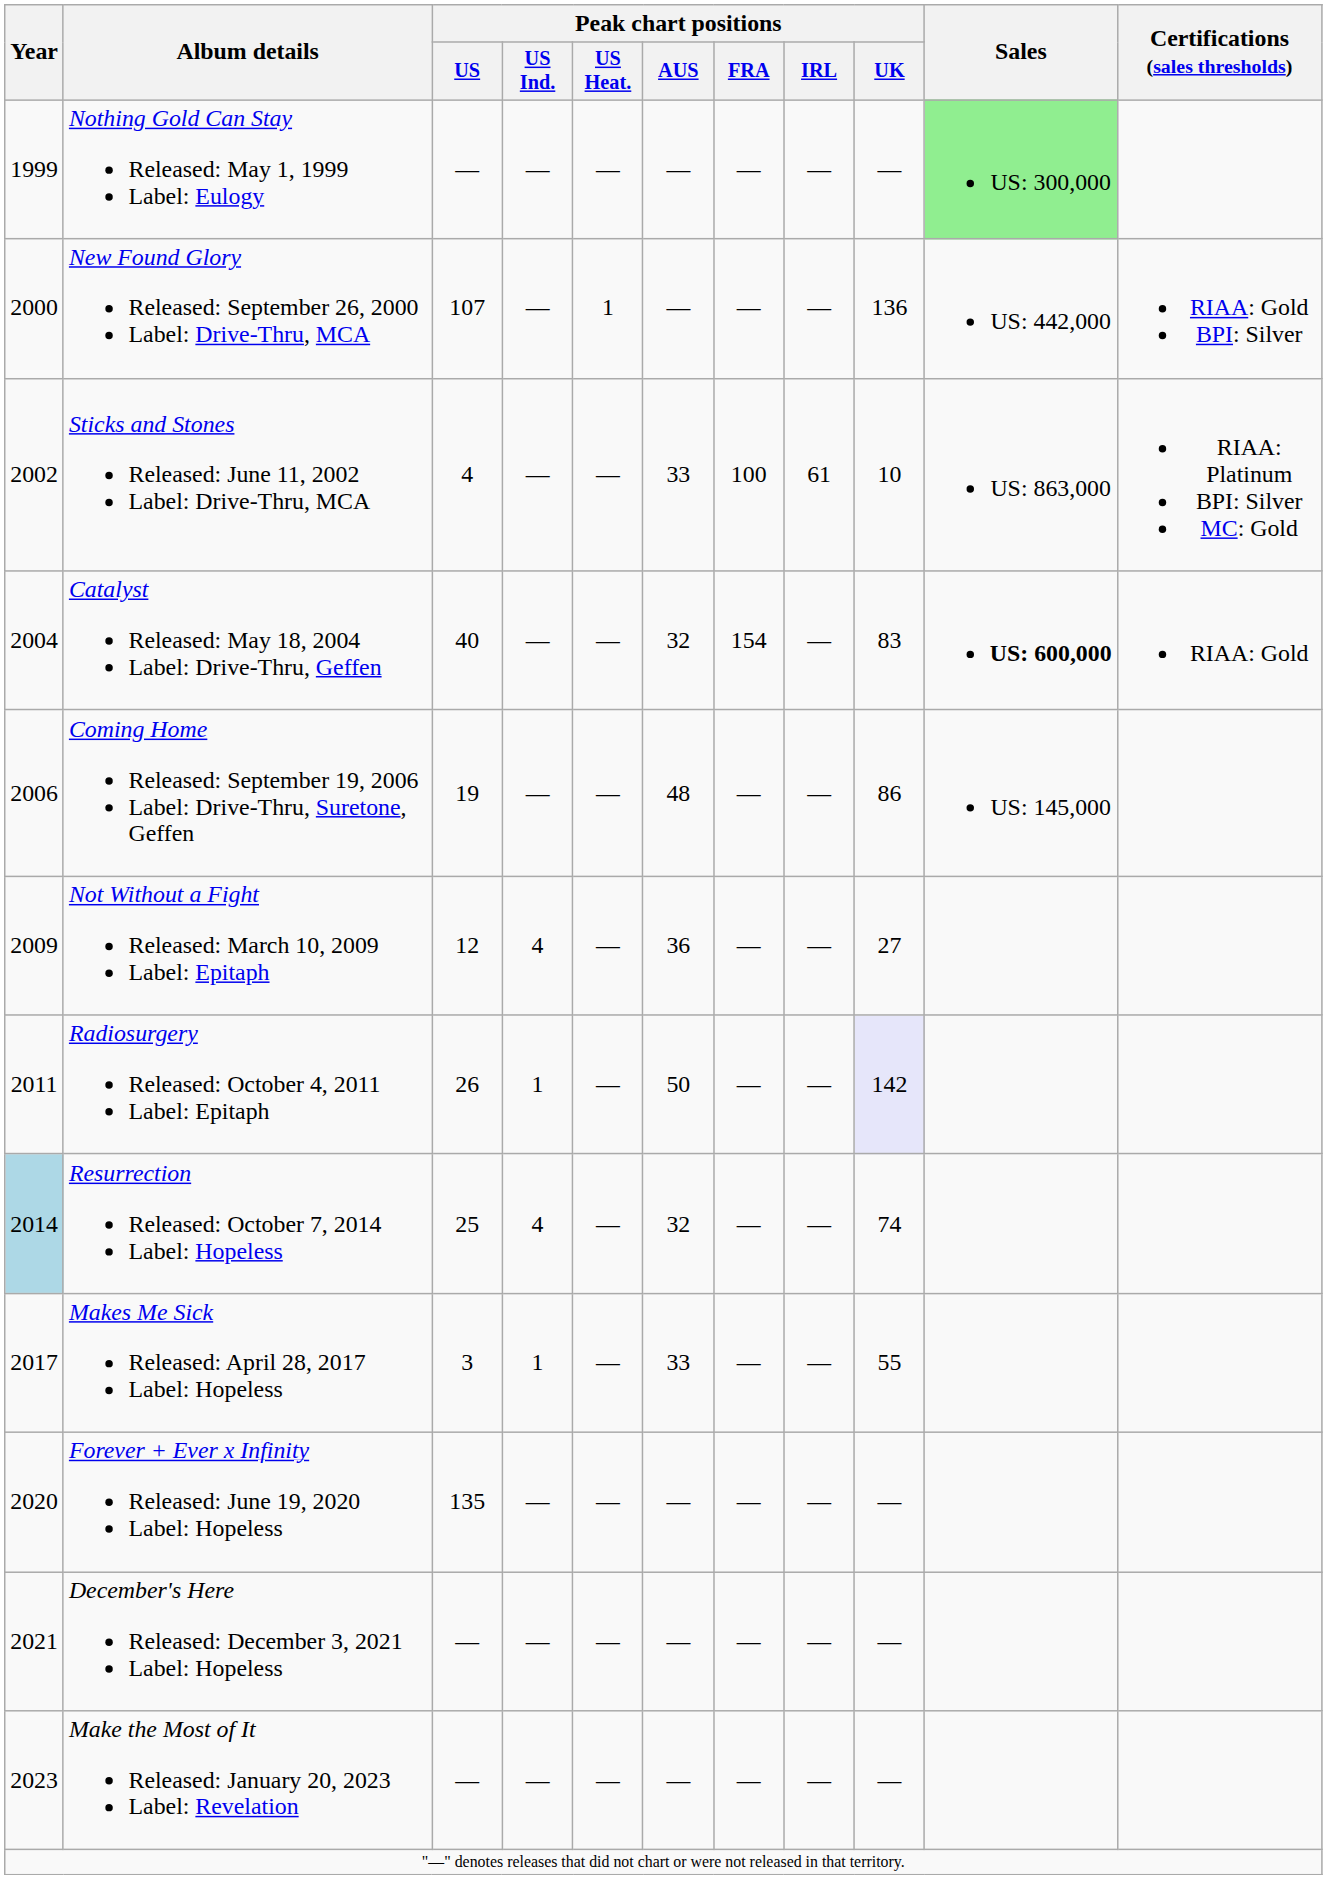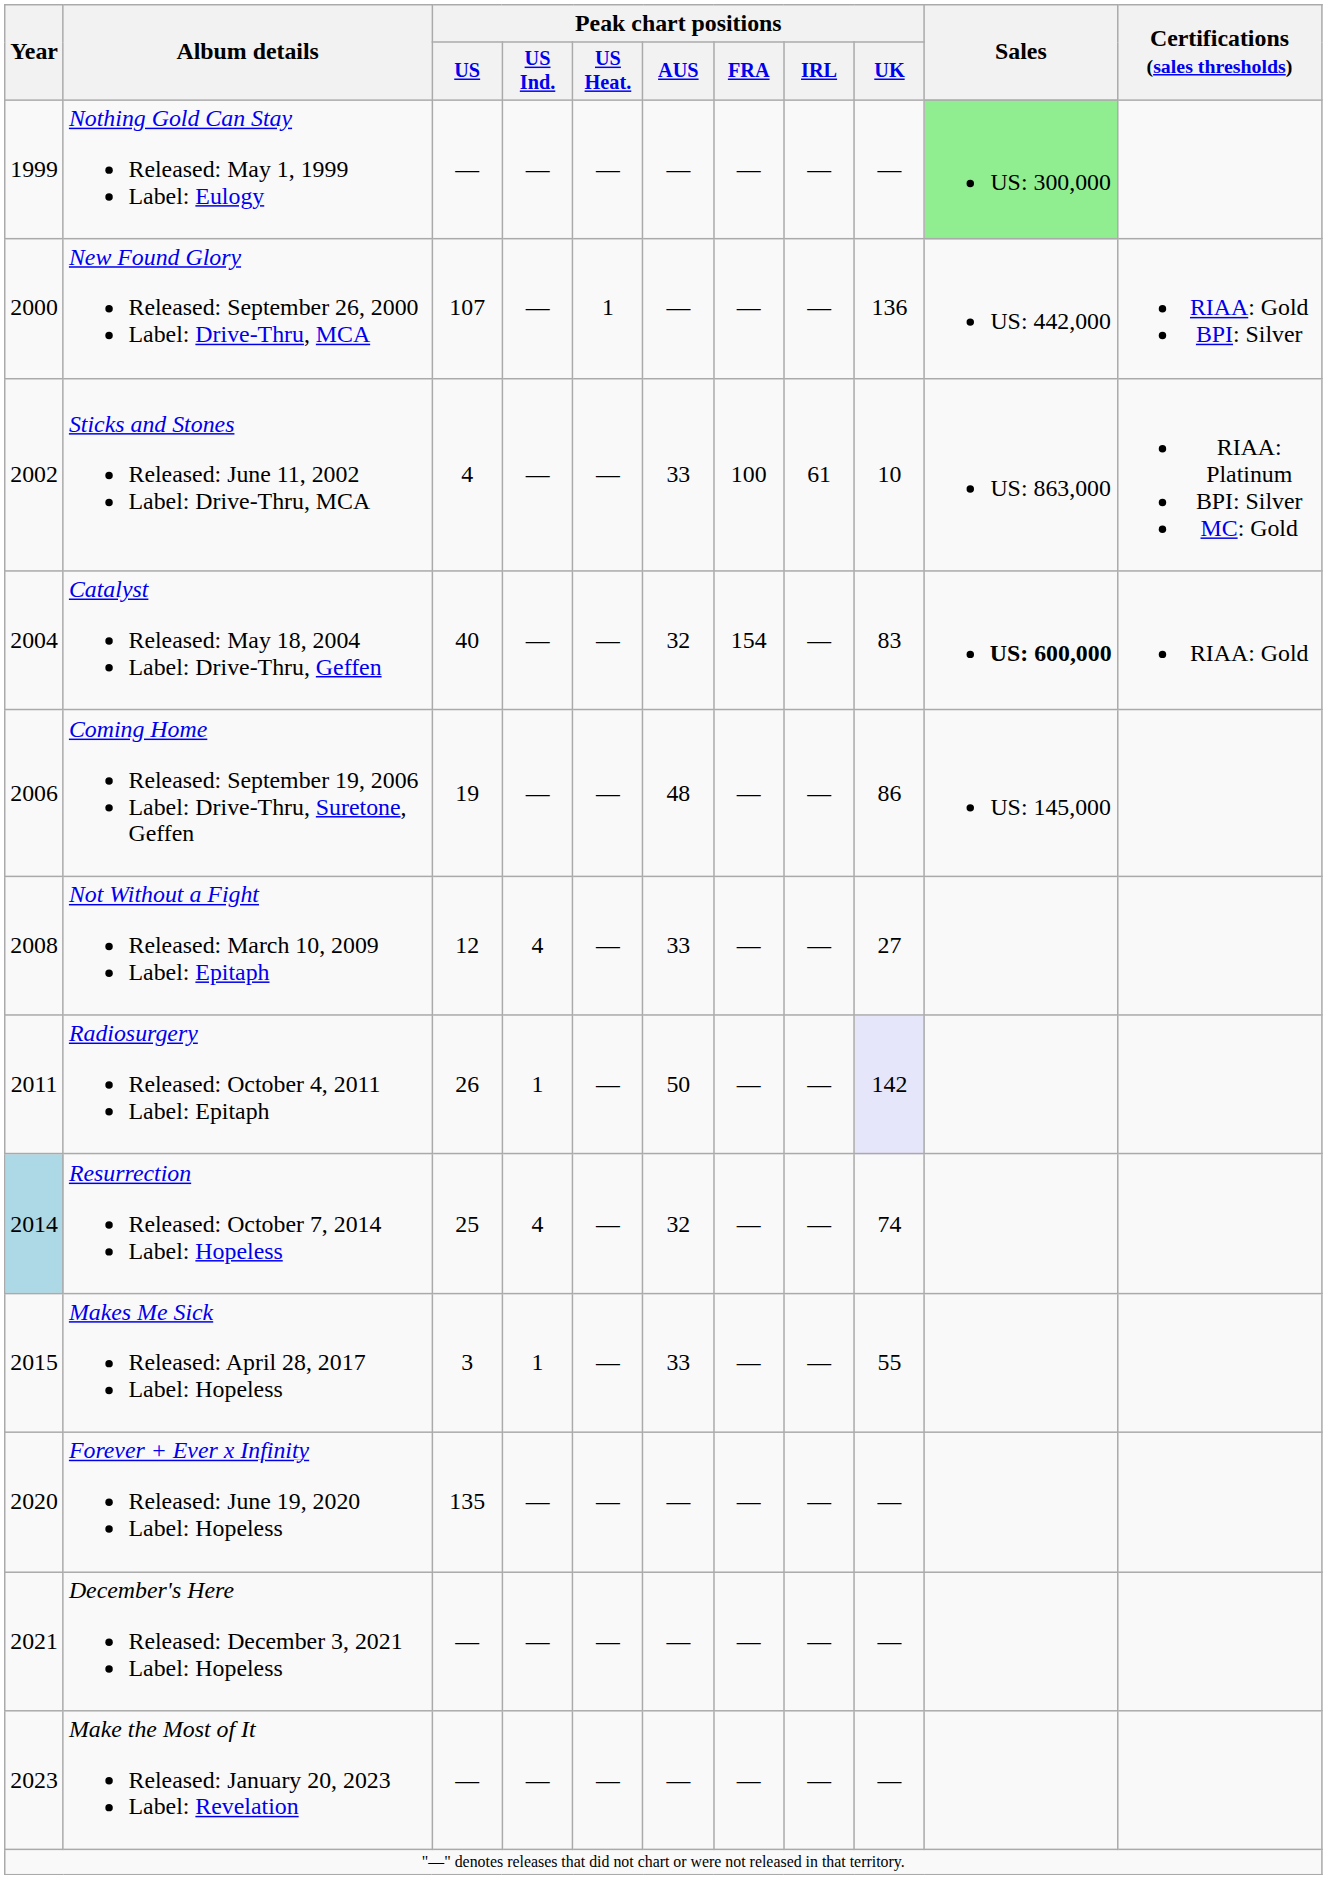(34, 945) 2009 -> (34, 945) 2008
(678, 945) 36 -> (678, 945) 33
(34, 1362) 2017 -> (34, 1362) 2015
